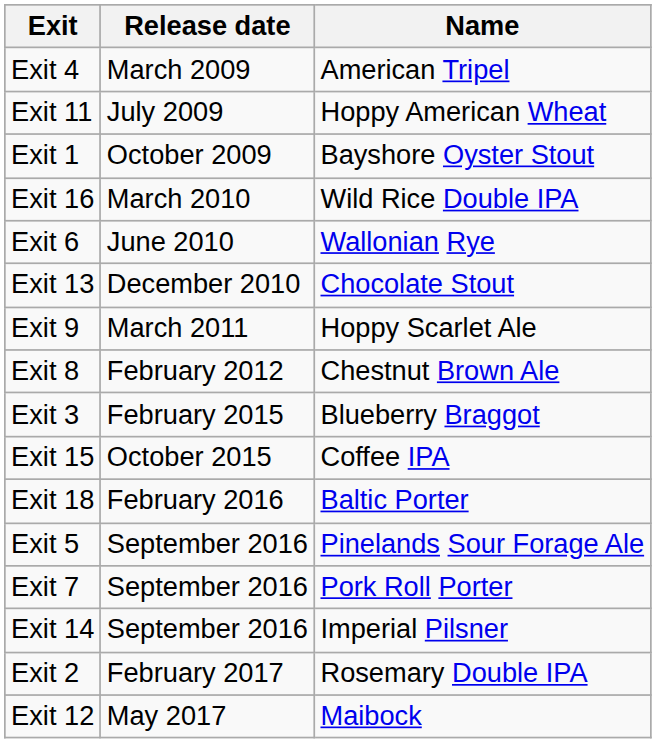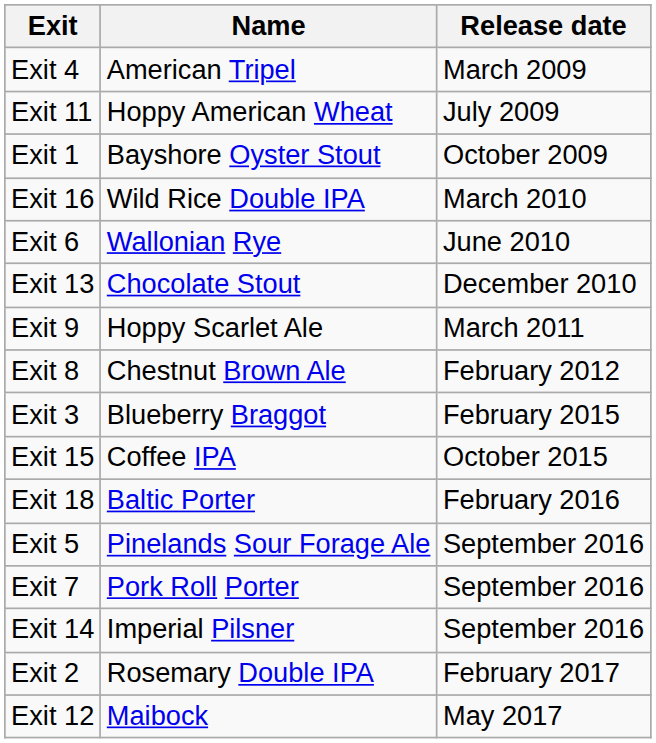columns swapped: (482, 26) <-> (207, 26)
